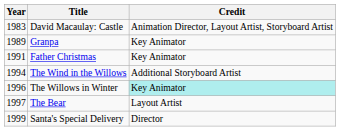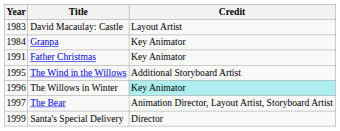(232, 27) Animation Director, Layout Artist, Storyboard Artist -> (156, 27) Layout Artist
(16, 42) 1989 -> (16, 42) 1984
(16, 73) 1994 -> (16, 73) 1995
(156, 103) Layout Artist -> (232, 103) Animation Director, Layout Artist, Storyboard Artist
